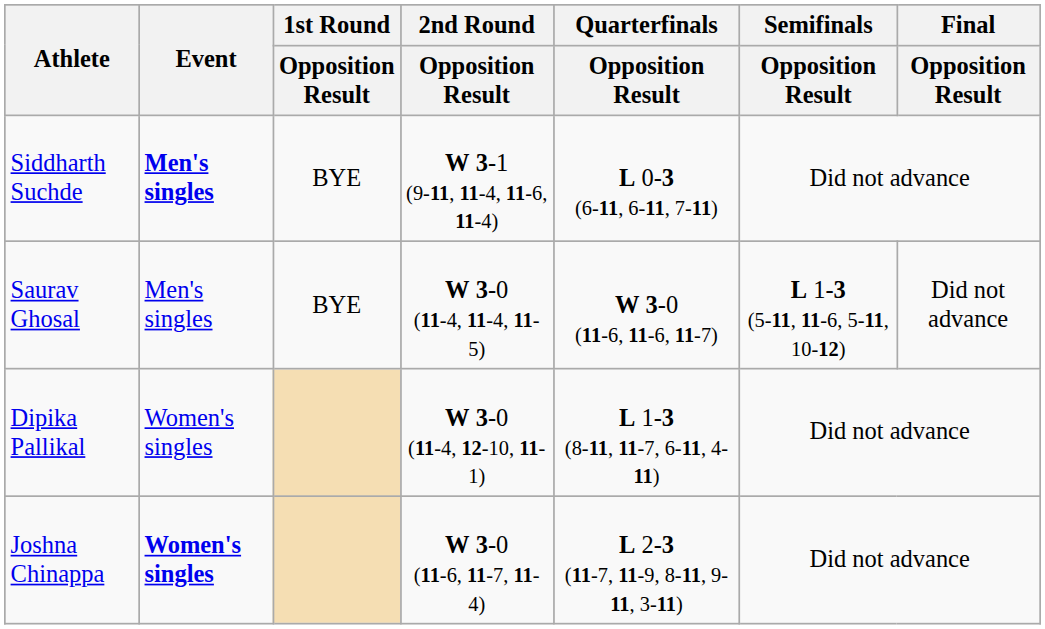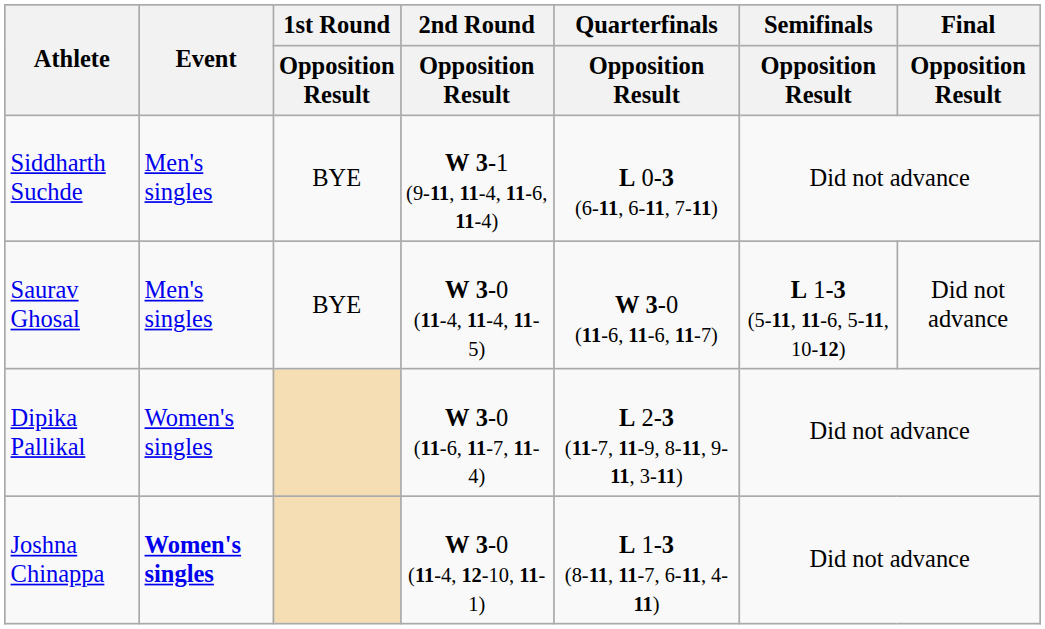(179, 178) bold -> (179, 178) normal
(477, 446) W 3-0 (11-4, 12-10, 11-1) -> (477, 446) W 3-0 (11-6, 11-7, 11-4)
(646, 446) L 1-3 (8-11, 11-7, 6-11, 4-11) -> (646, 446) L 2-3 (11-7, 11-9, 8-11, 9-11, 3-11)
(477, 573) W 3-0 (11-6, 11-7, 11-4) -> (477, 573) W 3-0 (11-4, 12-10, 11-1)
(646, 573) L 2-3 (11-7, 11-9, 8-11, 9-11, 3-11) -> (646, 573) L 1-3 (8-11, 11-7, 6-11, 4-11)
